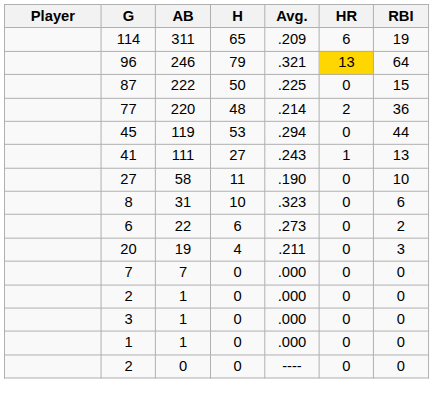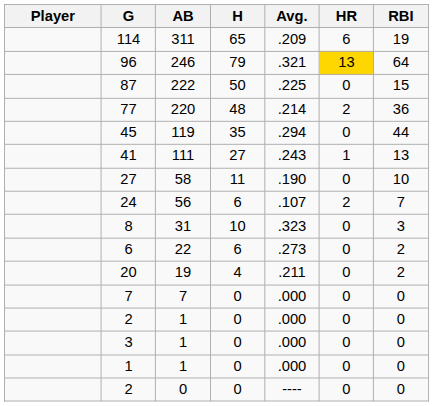(237, 132) 53 -> (237, 132) 35
+ row: (129, 202)
(401, 202) 6 -> (401, 226) 3
(401, 249) 3 -> (401, 272) 2
